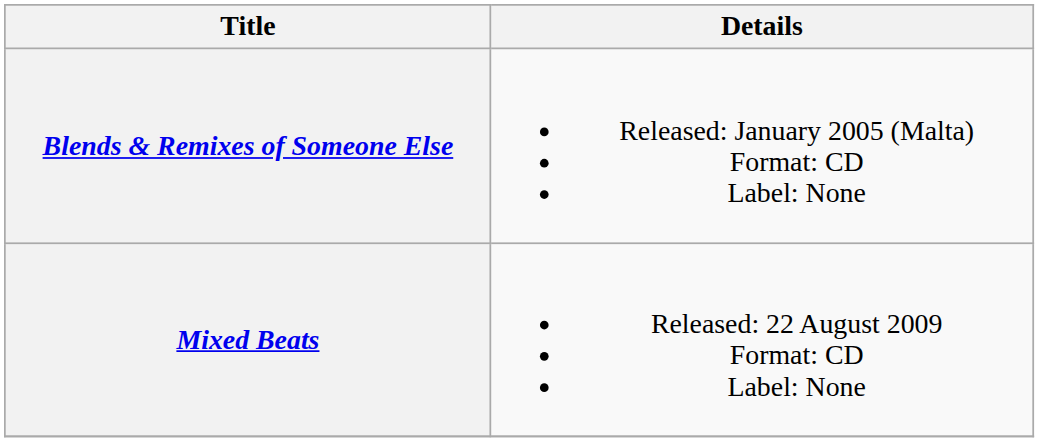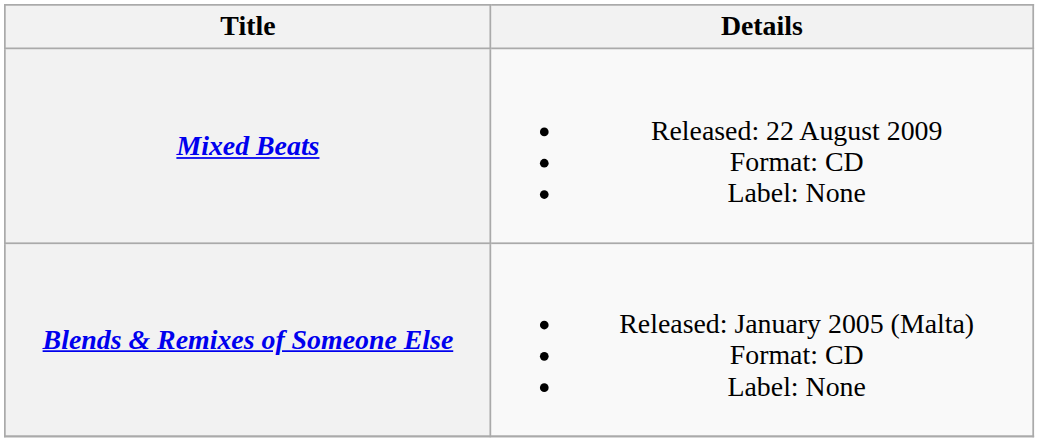rows swapped: (248, 145) <-> (248, 339)
